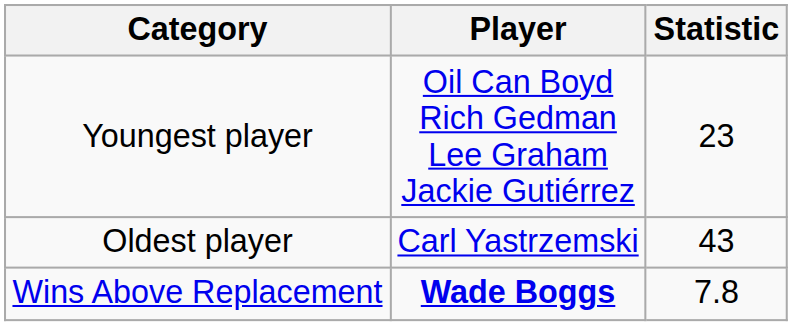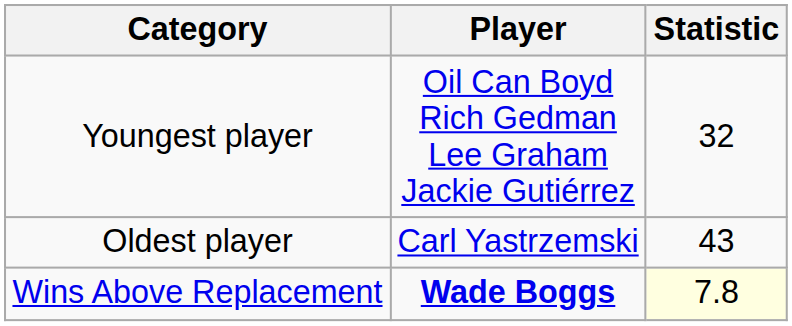(716, 135) 23 -> (716, 135) 32
(716, 292) no background -> (716, 292) lightyellow background
